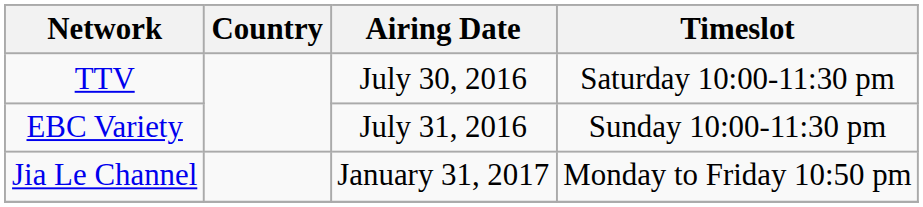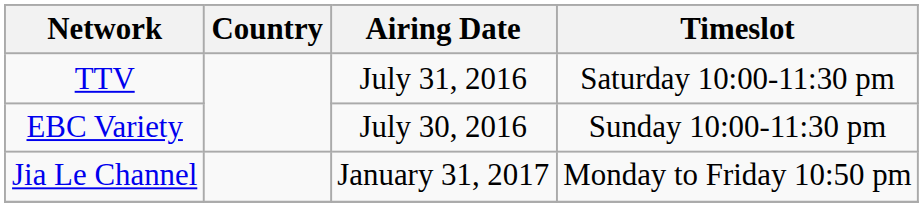(443, 77) July 30, 2016 -> (443, 77) July 31, 2016
(443, 126) July 31, 2016 -> (443, 126) July 30, 2016
